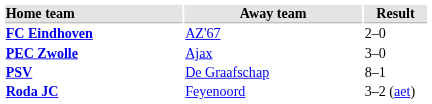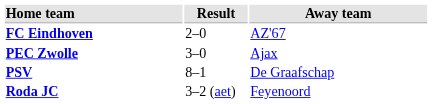columns swapped: (395, 13) <-> (273, 13)
